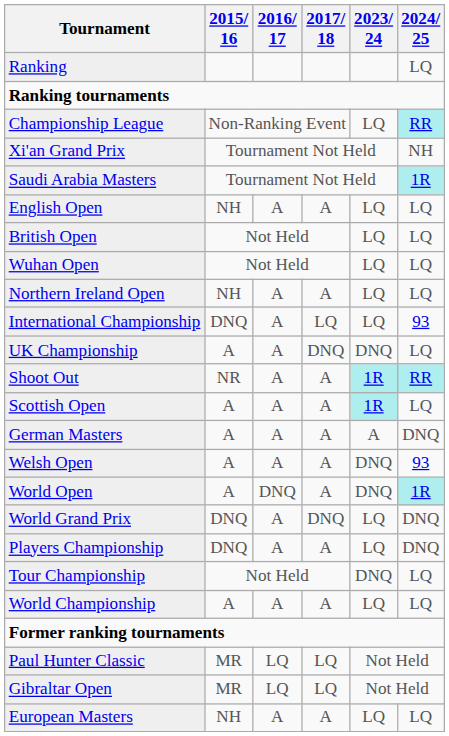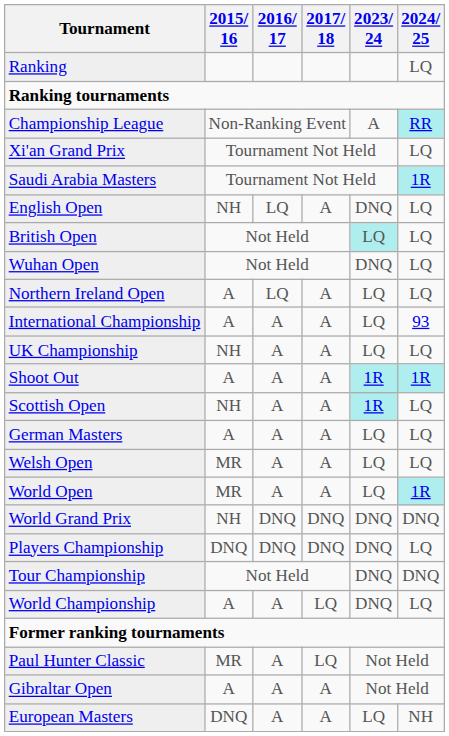(374, 123) LQ -> (374, 123) A
(421, 151) NH -> (421, 151) LQ
(277, 208) A -> (277, 208) LQ
(374, 208) LQ -> (374, 208) DNQ
(374, 236) no background -> (374, 236) paleturquoise background
(374, 264) LQ -> (374, 264) DNQ
(229, 292) NH -> (229, 292) A
(277, 292) A -> (277, 292) LQ
(229, 321) DNQ -> (229, 321) A
(326, 321) LQ -> (326, 321) A
(229, 349) A -> (229, 349) NH
(326, 349) DNQ -> (326, 349) A
(374, 349) DNQ -> (374, 349) LQ
(229, 377) NR -> (229, 377) A
(421, 377) RR -> (421, 377) 1R
(229, 405) A -> (229, 405) NH
(374, 434) A -> (374, 434) LQ
(421, 434) DNQ -> (421, 434) LQ
(229, 462) A -> (229, 462) MR
(374, 462) DNQ -> (374, 462) LQ
(421, 462) 93 -> (421, 462) LQ
(229, 490) A -> (229, 490) MR
(277, 490) DNQ -> (277, 490) A
(374, 490) DNQ -> (374, 490) LQ
(229, 519) DNQ -> (229, 519) NH
(277, 519) A -> (277, 519) DNQ
(374, 519) LQ -> (374, 519) DNQ
(277, 547) A -> (277, 547) DNQ
(326, 547) A -> (326, 547) DNQ
(374, 547) LQ -> (374, 547) DNQ
(421, 547) DNQ -> (421, 547) LQ
(421, 575) LQ -> (421, 575) DNQ
(326, 603) A -> (326, 603) LQ
(374, 603) LQ -> (374, 603) DNQ
(277, 660) LQ -> (277, 660) A
(229, 688) MR -> (229, 688) A
(277, 688) LQ -> (277, 688) A
(326, 688) LQ -> (326, 688) A
(229, 716) NH -> (229, 716) DNQ
(421, 716) LQ -> (421, 716) NH
